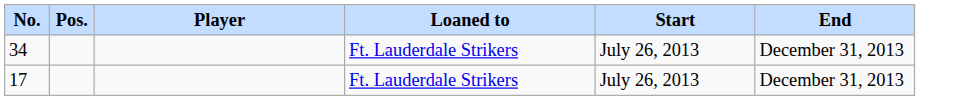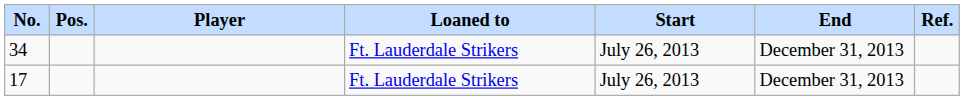+ column: (937, 19)
